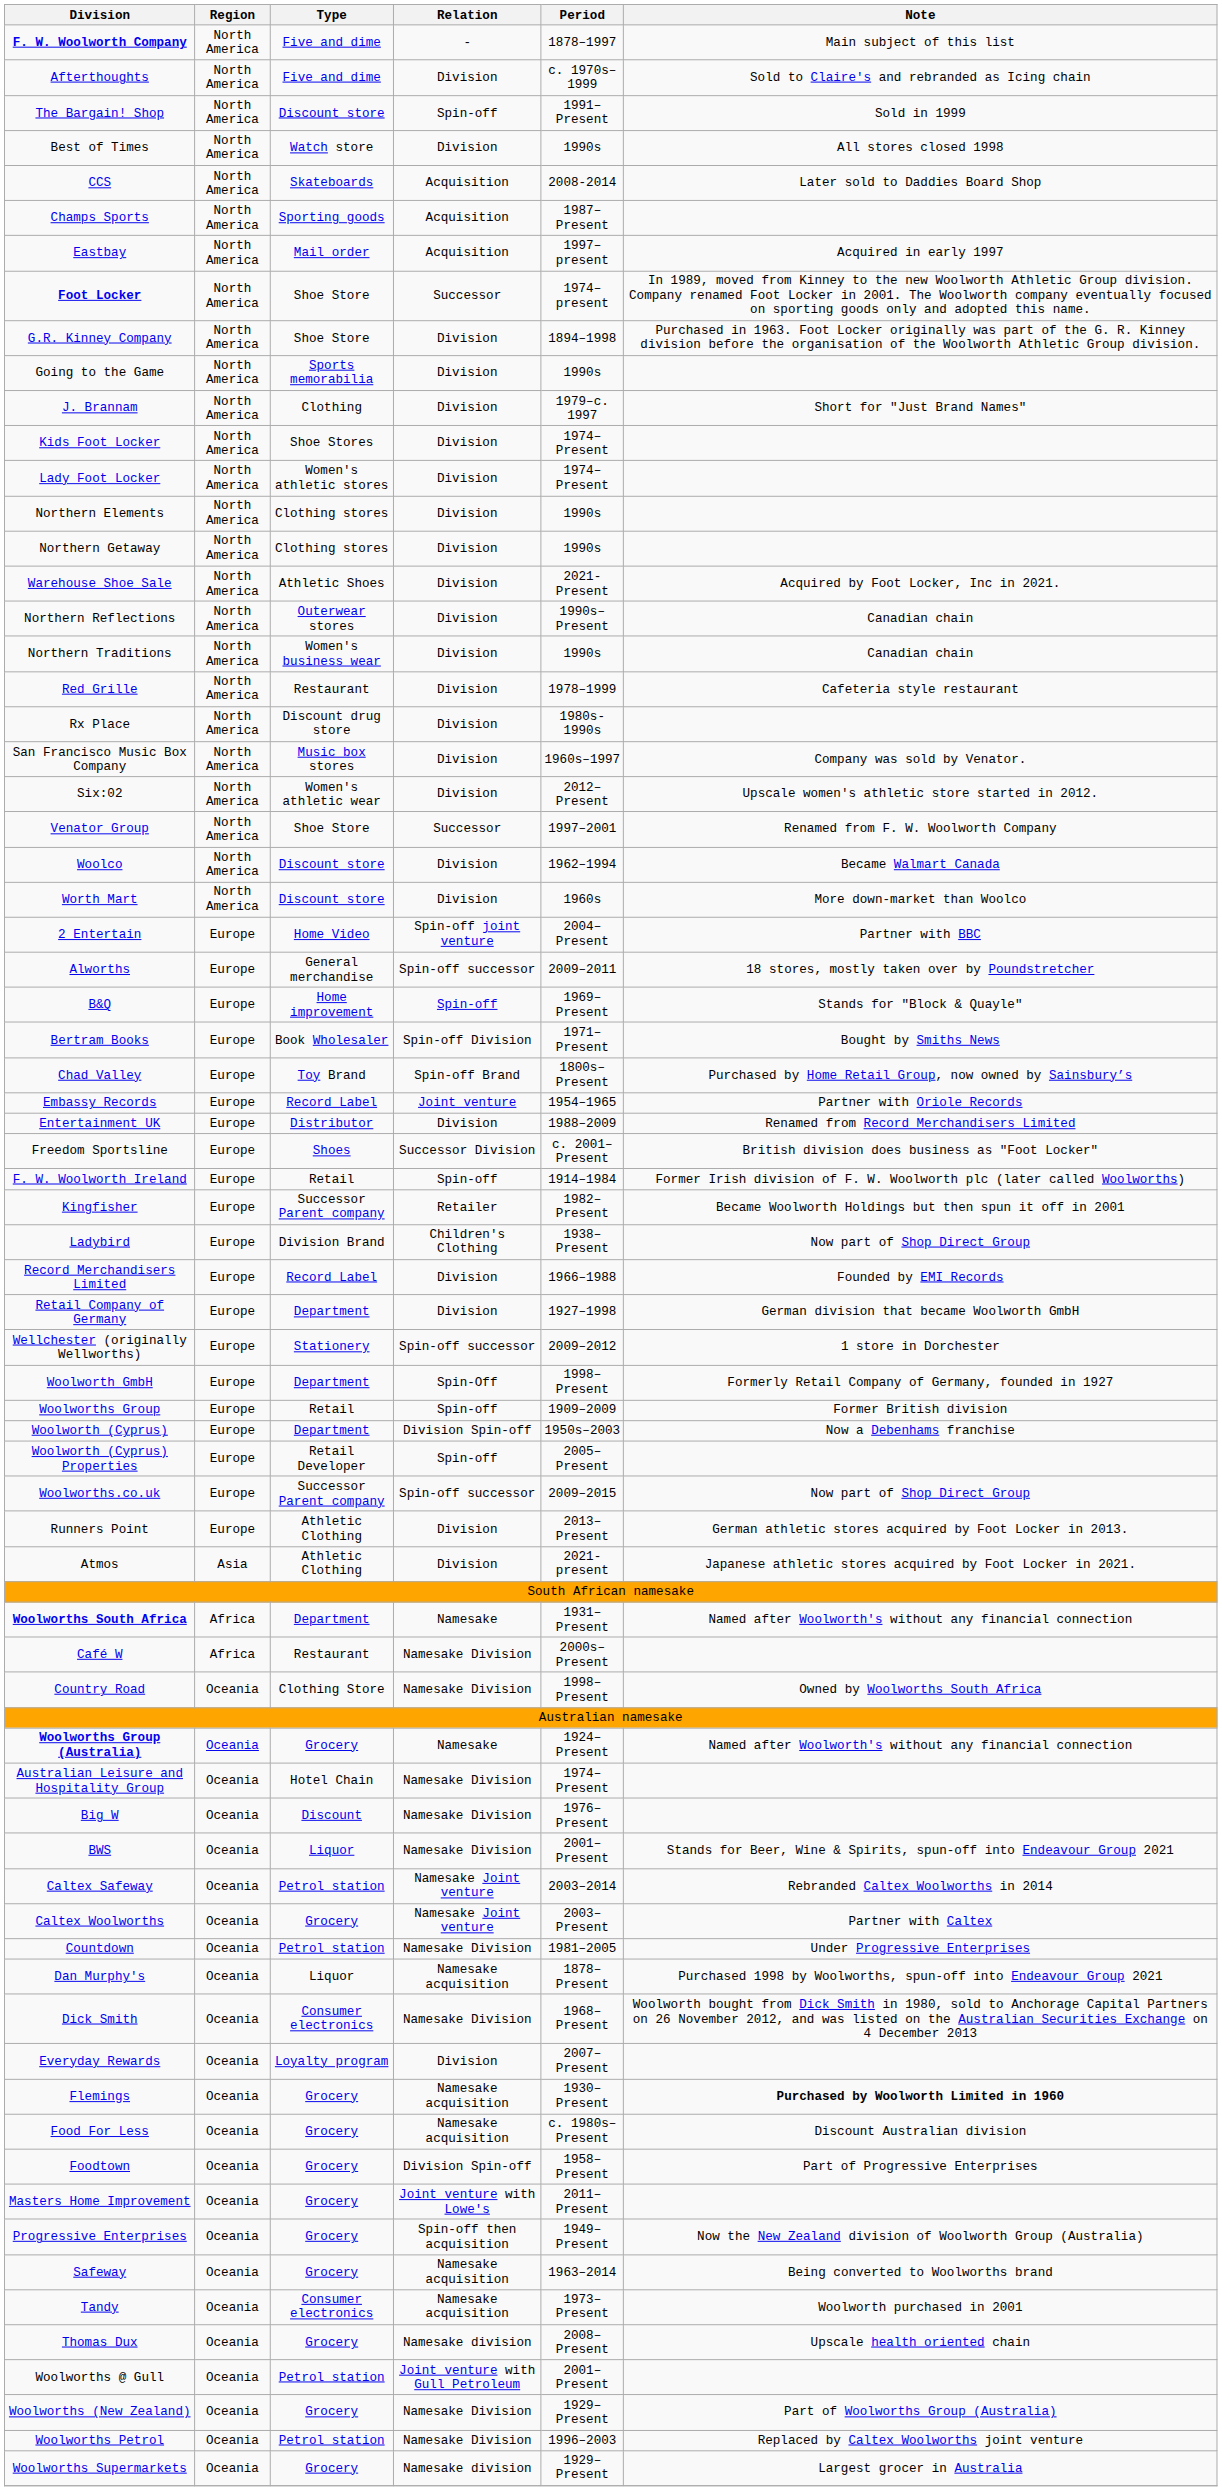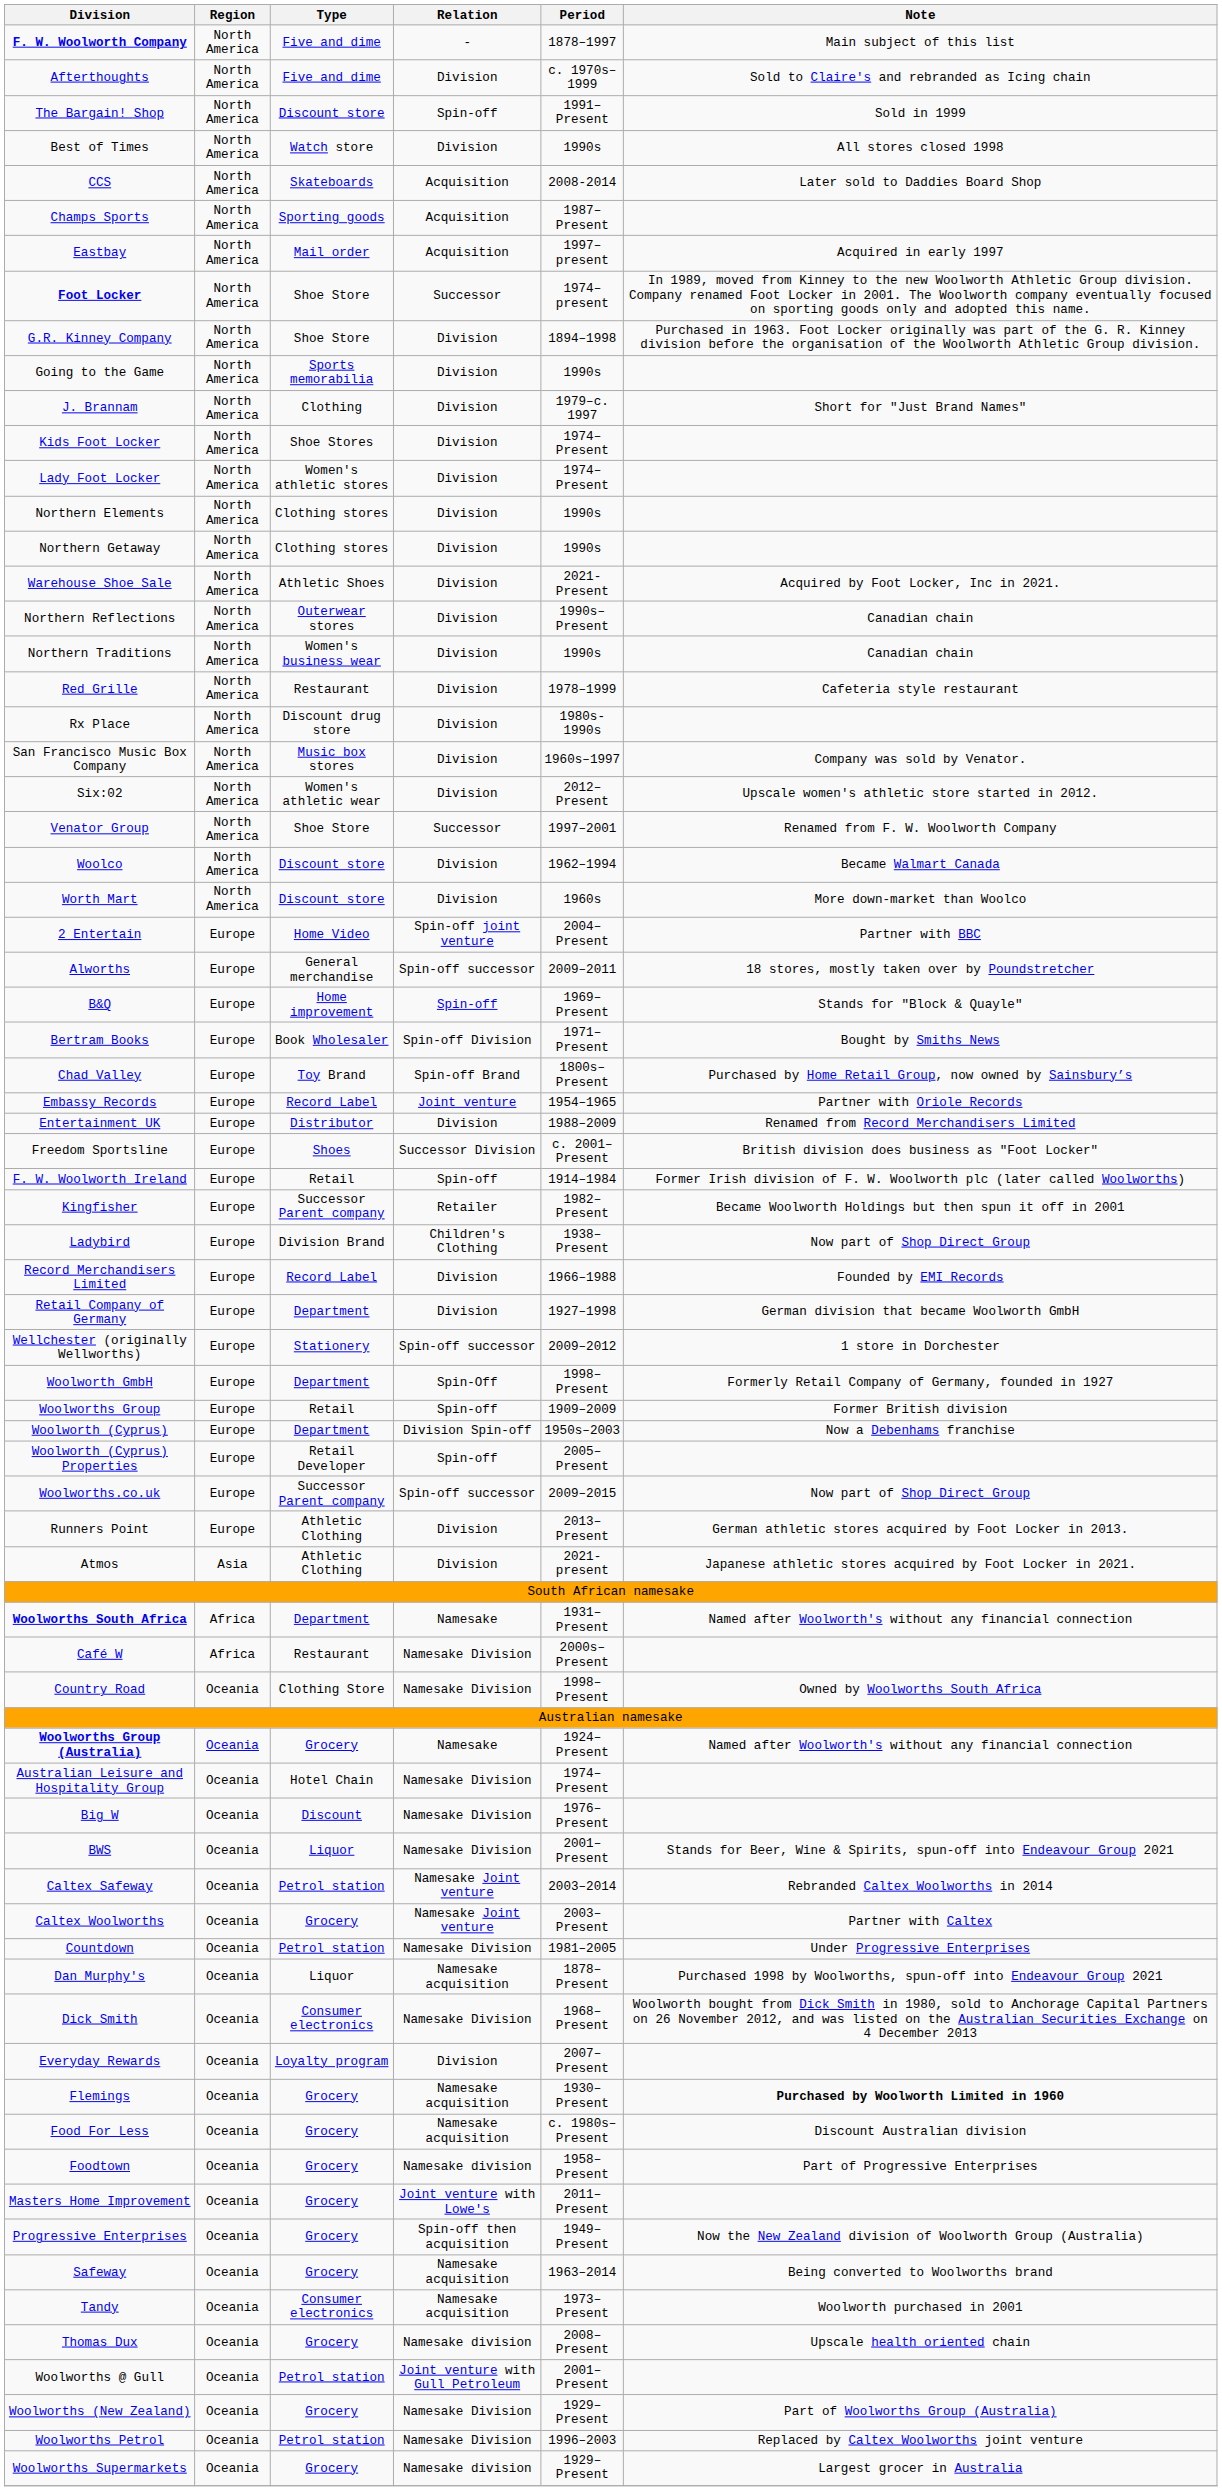(467, 2167) Division Spin-off -> (467, 2167) Namesake division
